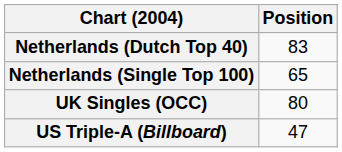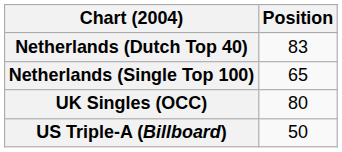(298, 132) 47 -> (298, 132) 50
